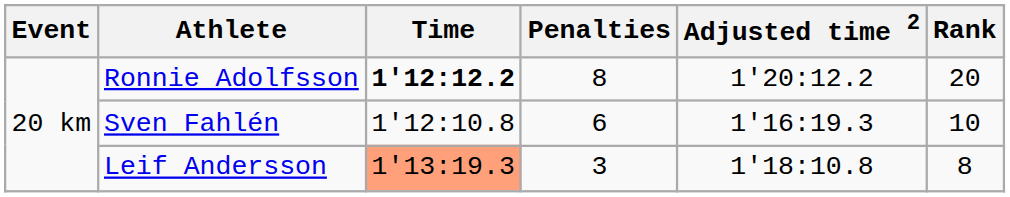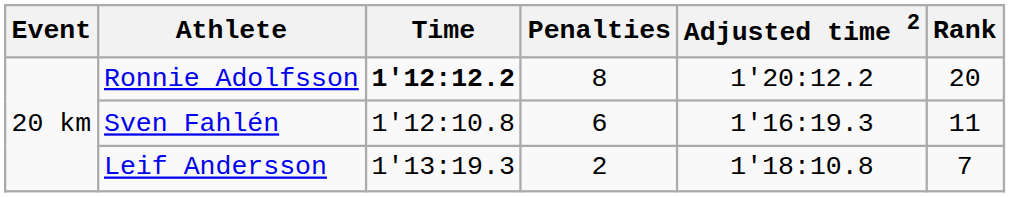(965, 123) 10 -> (965, 123) 11
(443, 168) lightsalmon background -> (443, 168) no background
(599, 168) 3 -> (599, 168) 2
(965, 168) 8 -> (965, 168) 7
